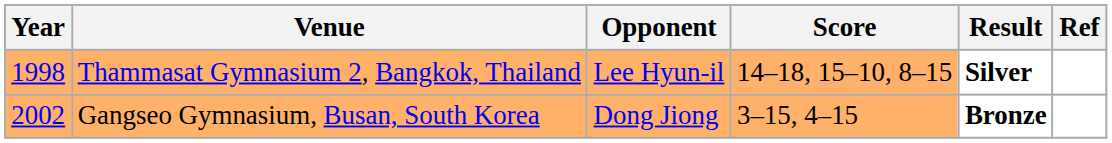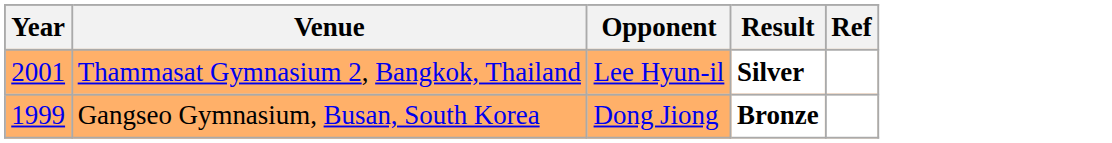- column: (845, 27)
(38, 71) 1998 -> (38, 71) 2001
(38, 115) 2002 -> (38, 115) 1999
